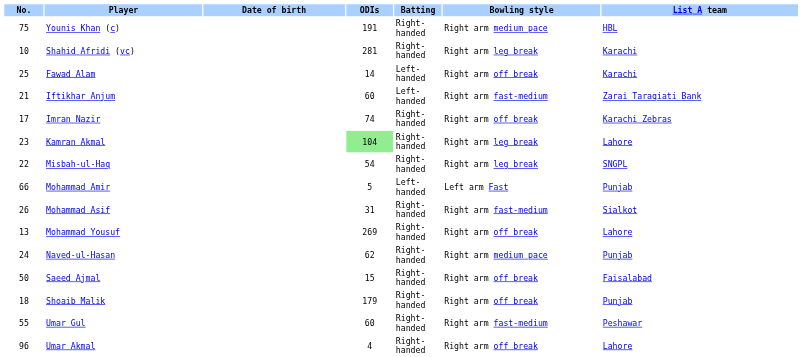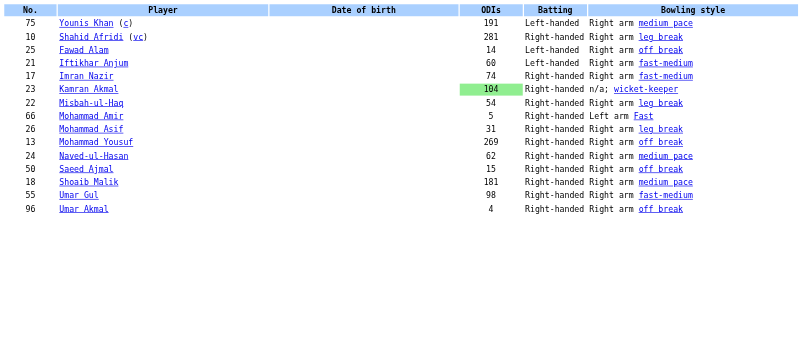- column: (700, 10)
(411, 28) Right-handed -> (552, 23) Left-handed
(491, 119) Right arm off break -> (641, 76) Right arm fast-medium
(491, 142) Right arm leg break -> (634, 90) n/a; wicket-keeper
(411, 187) Left-handed -> (555, 116) Right-handed
(496, 210) Right arm fast-medium -> (636, 129) Right arm leg break
(370, 300) 179 -> (491, 182) 181
(491, 300) Right arm off break -> (641, 182) Right arm medium pace
(370, 323) 60 -> (491, 195) 98
